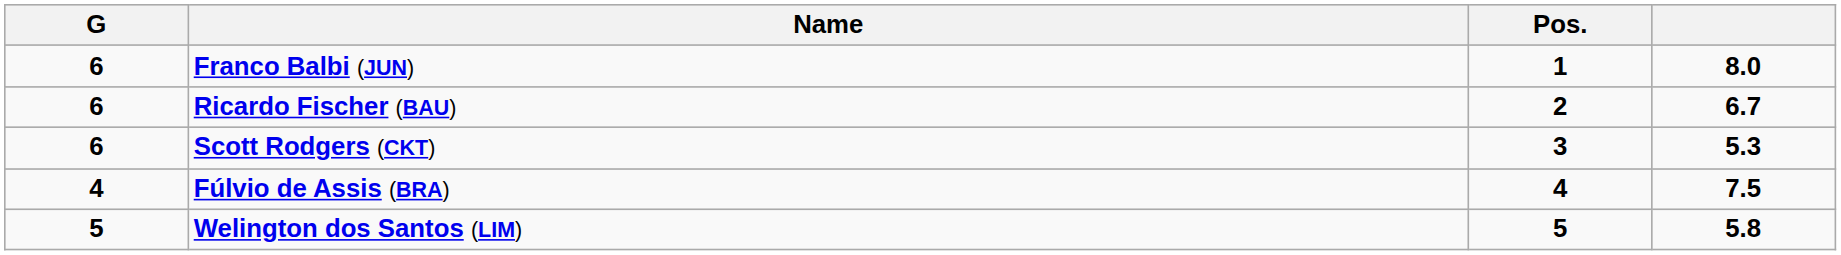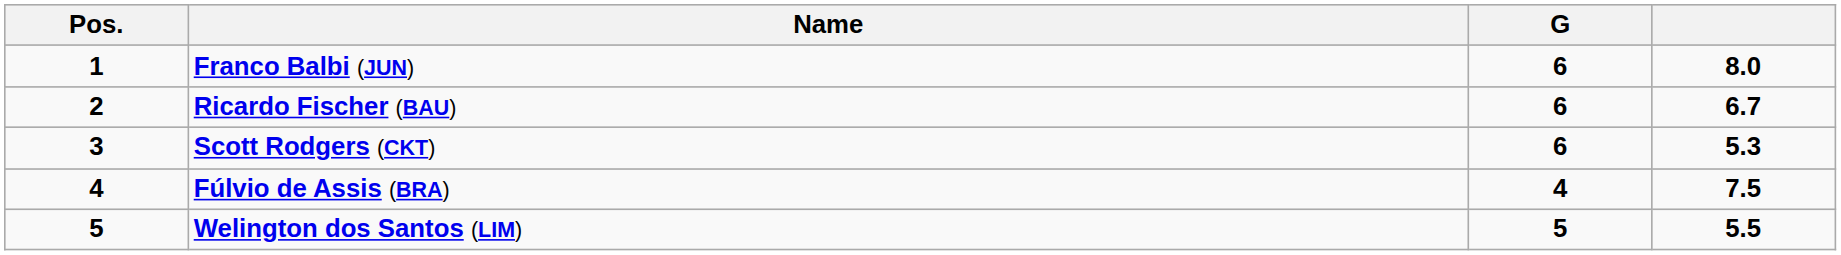columns swapped: (1560, 24) <-> (96, 24)
(1743, 229) 5.8 -> (1743, 229) 5.5
